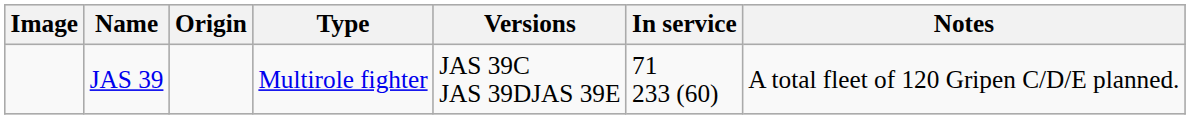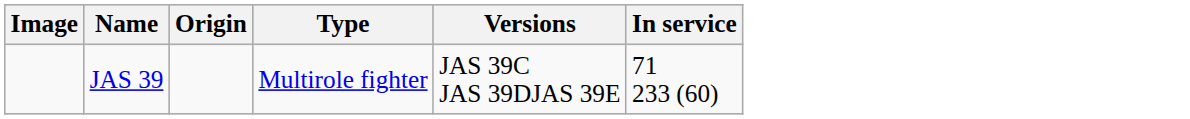- column: (964, 24)
